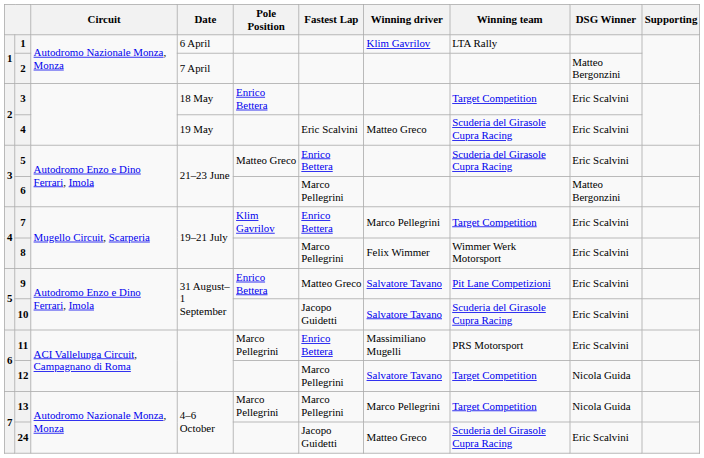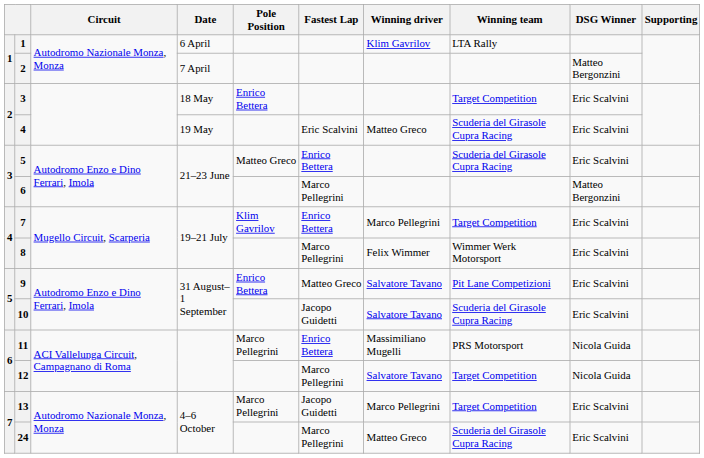(600, 344) Eric Scalvini -> (601, 344) Nicola Guida
(322, 406) Marco Pellegrini -> (319, 406) Jacopo Guidetti
(601, 406) Nicola Guida -> (600, 406) Eric Scalvini
(319, 437) Jacopo Guidetti -> (322, 437) Marco Pellegrini
